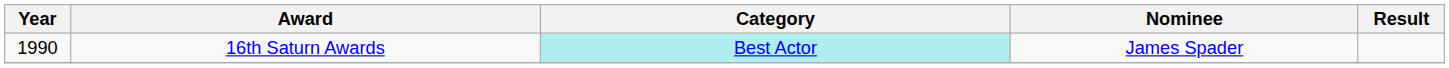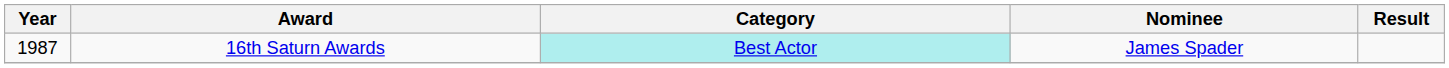(37, 47) 1990 -> (37, 47) 1987
